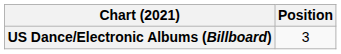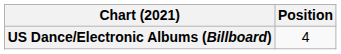(306, 37) 3 -> (306, 37) 4
